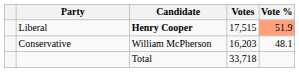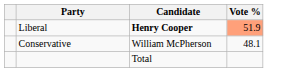- column: (243, 12)
